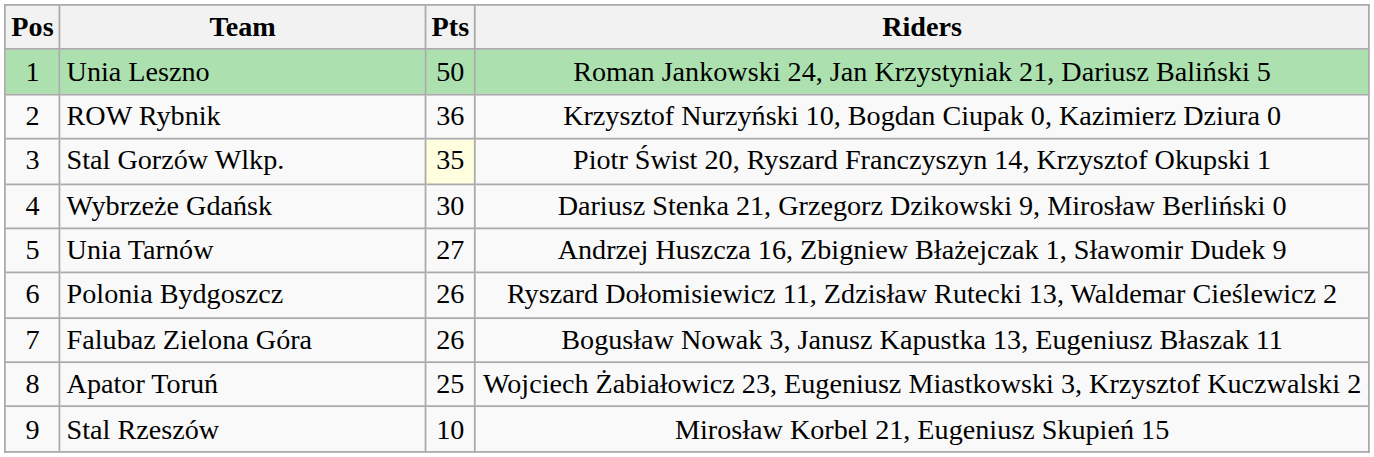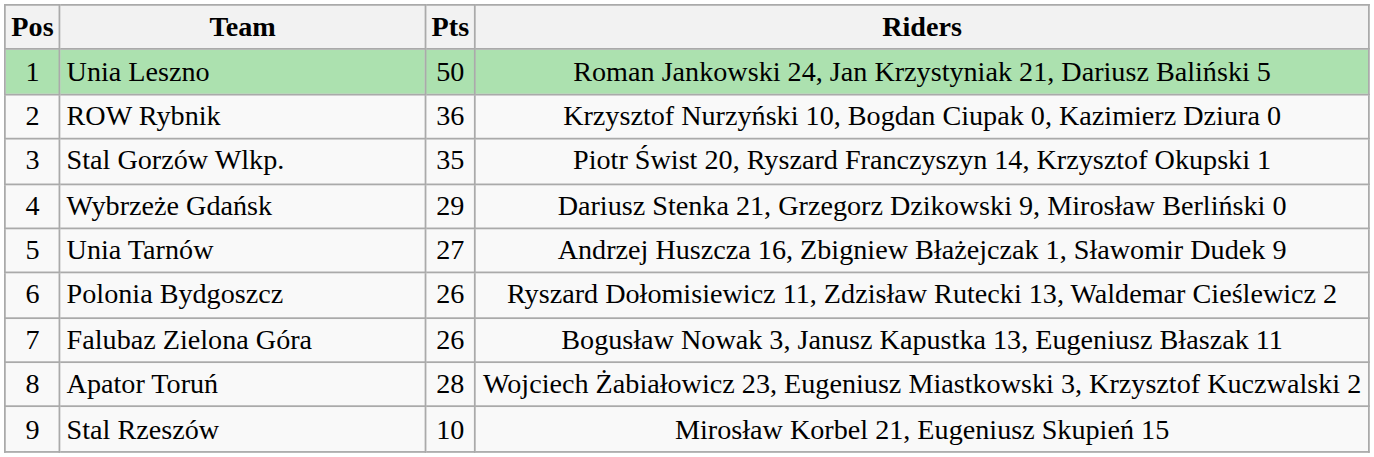(450, 160) lightyellow background -> (450, 160) no background
(450, 205) 30 -> (450, 205) 29
(450, 384) 25 -> (450, 384) 28
